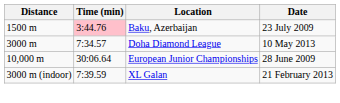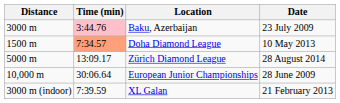(22, 28) 1500 m -> (22, 28) 3000 m
(22, 43) 3000 m -> (22, 43) 1500 m
(91, 43) no background -> (91, 43) lightsalmon background
+ row: (177, 59)
